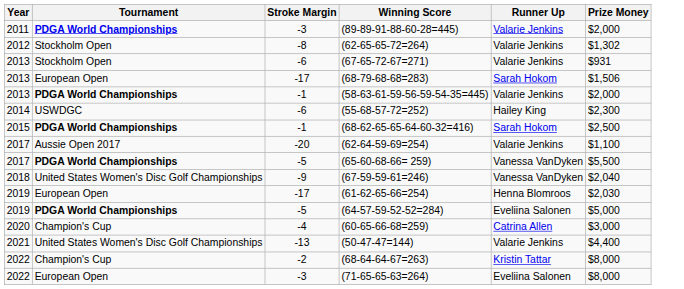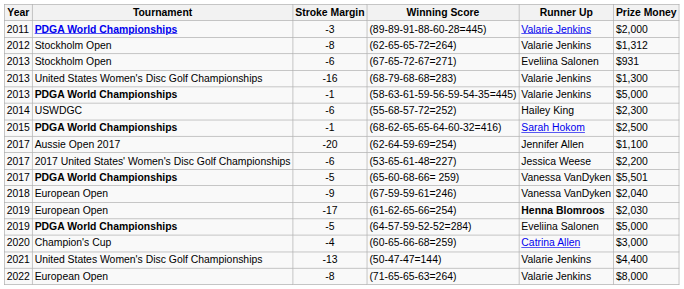(604, 45) $1,302 -> (632, 45) $1,312
(528, 62) Valarie Jenkins -> (560, 62) Eveliina Salonen
(71, 78) European Open -> (149, 78) United States Women's Disc Golf Championships
(302, 78) -17 -> (330, 78) -16
(525, 78) Sarah Hokom -> (556, 78) Valarie Jenkins
(604, 78) $1,506 -> (632, 78) $1,300
(604, 95) $2,000 -> (632, 95) $5,000
(528, 144) Valarie Jenkins -> (553, 144) Jennifer Allen
+ row: (413, 161)
(604, 161) $5,500 -> (632, 177) $5,501
(149, 177) United States Women's Disc Golf Championships -> (71, 194) European Open
(532, 194) normal -> (563, 210) bold
- row: (385, 260)
(302, 276) -3 -> (330, 276) -8
(532, 276) Eveliina Salonen -> (556, 276) Valarie Jenkins
